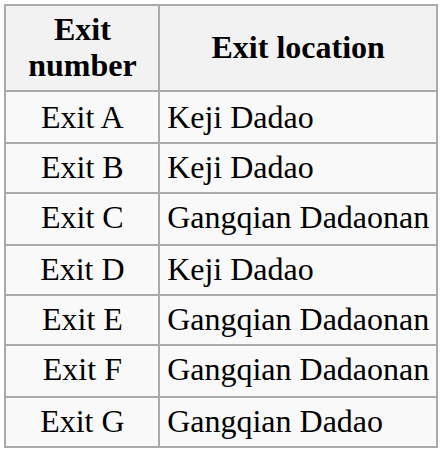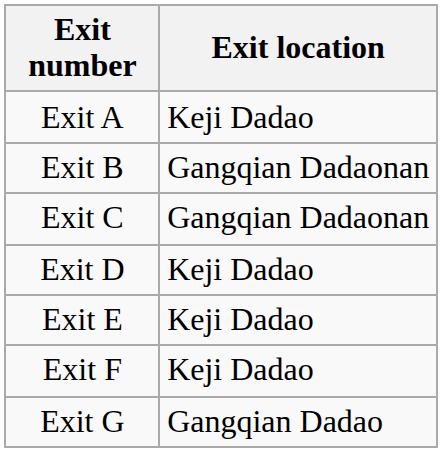(240, 167) Keji Dadao -> (298, 167) Gangqian Dadaonan
(298, 319) Gangqian Dadaonan -> (240, 319) Keji Dadao
(298, 370) Gangqian Dadaonan -> (240, 370) Keji Dadao
